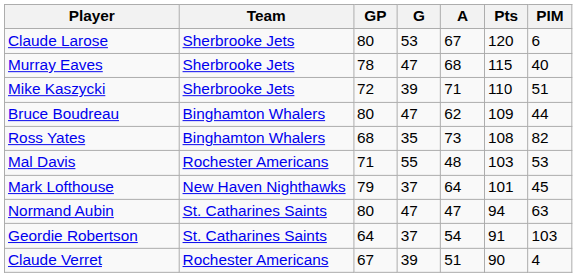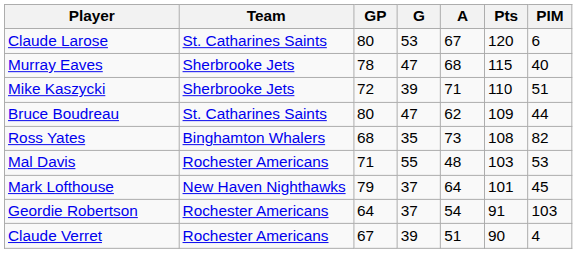(238, 41) Sherbrooke Jets -> (255, 41) St. Catharines Saints
(254, 114) Binghamton Whalers -> (255, 114) St. Catharines Saints
- row: (61, 211)
(255, 235) St. Catharines Saints -> (256, 211) Rochester Americans
